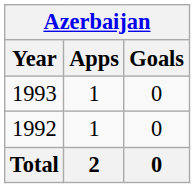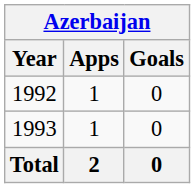rows swapped: (34, 128) <-> (34, 93)
